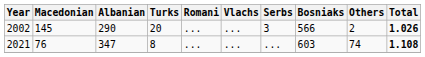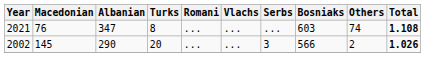rows swapped: (18, 28) <-> (18, 44)
